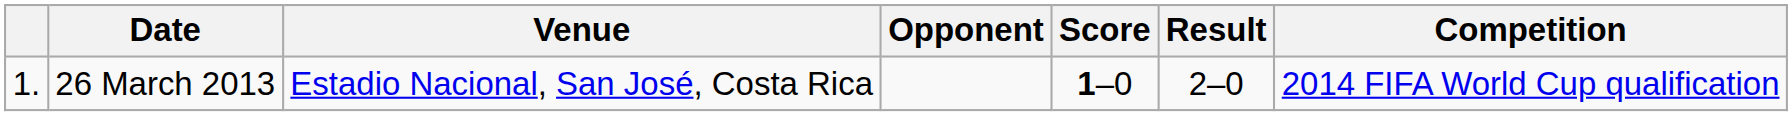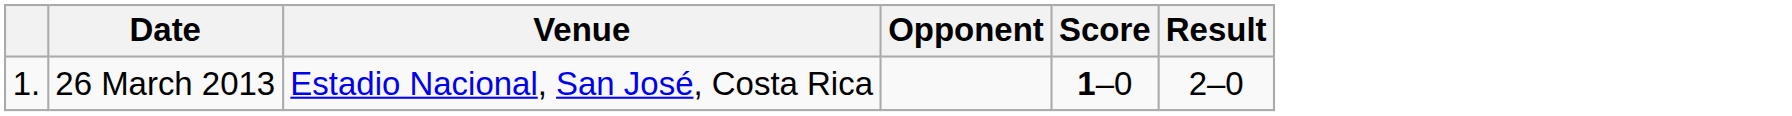- column: (1531, 30)
